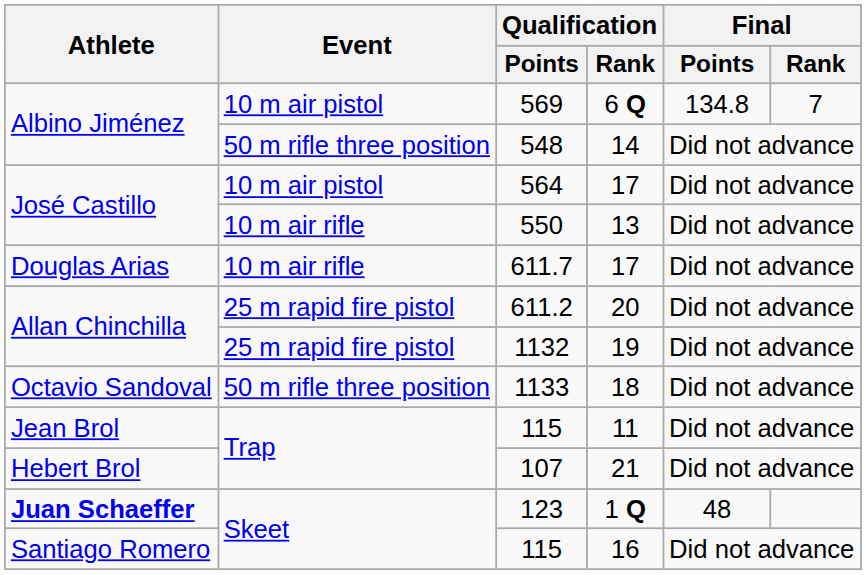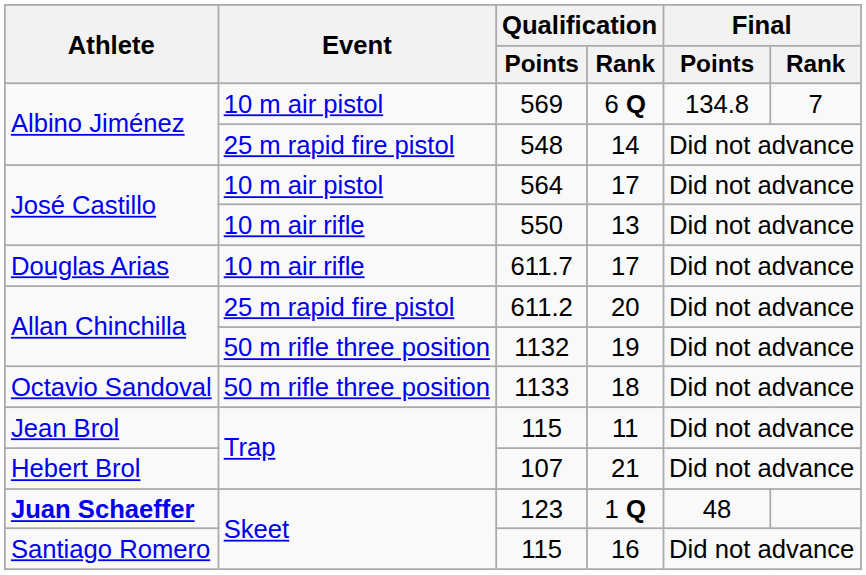(357, 145) 50 m rifle three position -> (339, 145) 25 m rapid fire pistol
(339, 347) 25 m rapid fire pistol -> (357, 347) 50 m rifle three position
